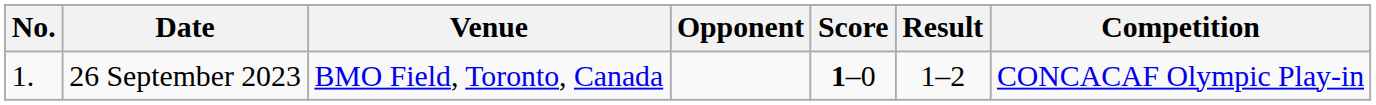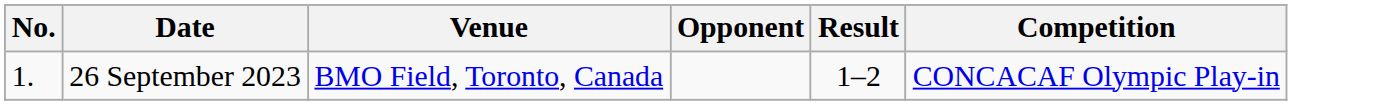- column: (853, 28)
